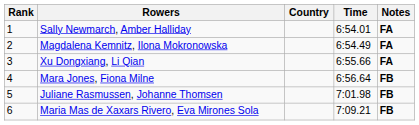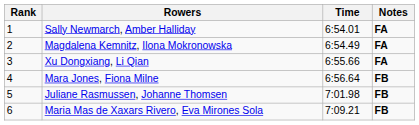- column: (309, 12)
